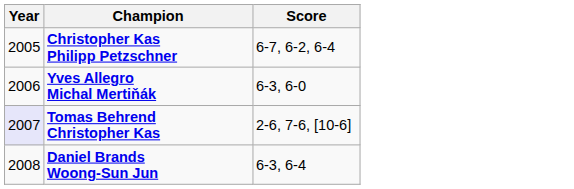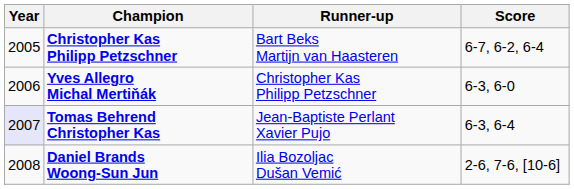+ column: (357, 16)
(304, 126) 2-6, 7-6, [10-6] -> (490, 126) 6-3, 6-4
(281, 165) 6-3, 6-4 -> (512, 165) 2-6, 7-6, [10-6]
